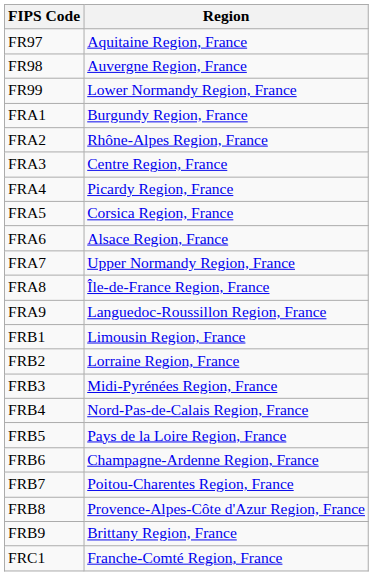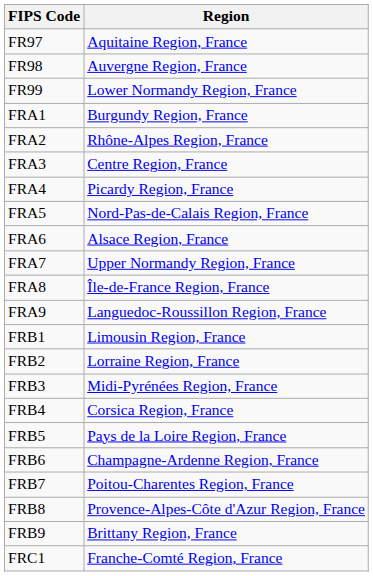(160, 213) Corsica Region, France -> (198, 213) Nord-Pas-de-Calais Region, France
(198, 410) Nord-Pas-de-Calais Region, France -> (160, 410) Corsica Region, France
